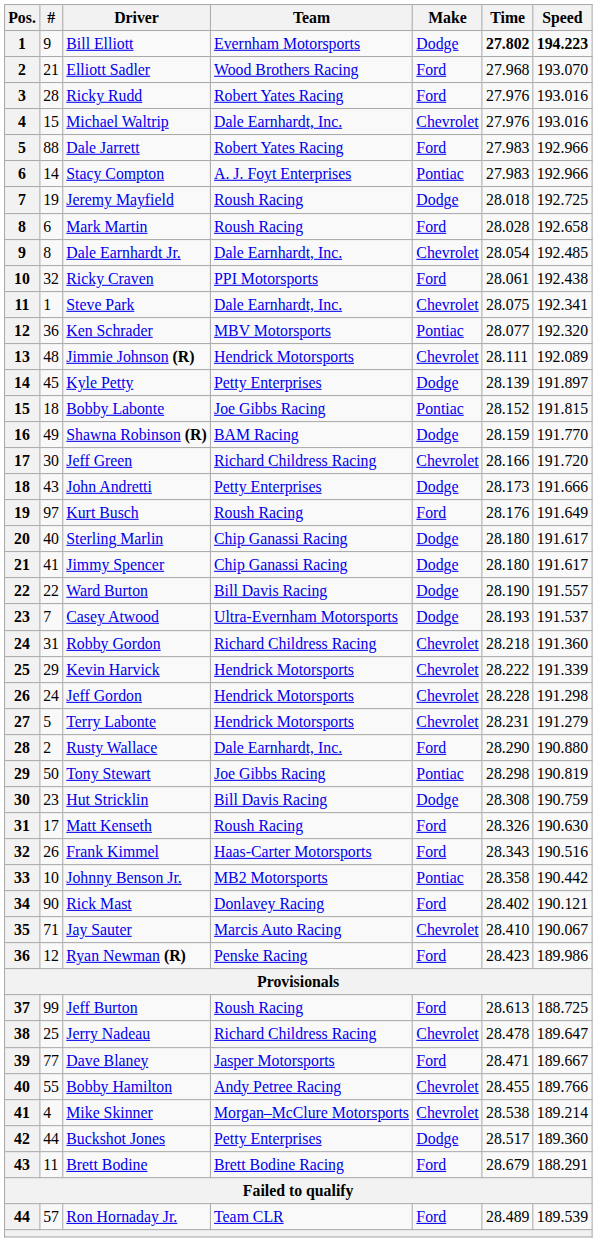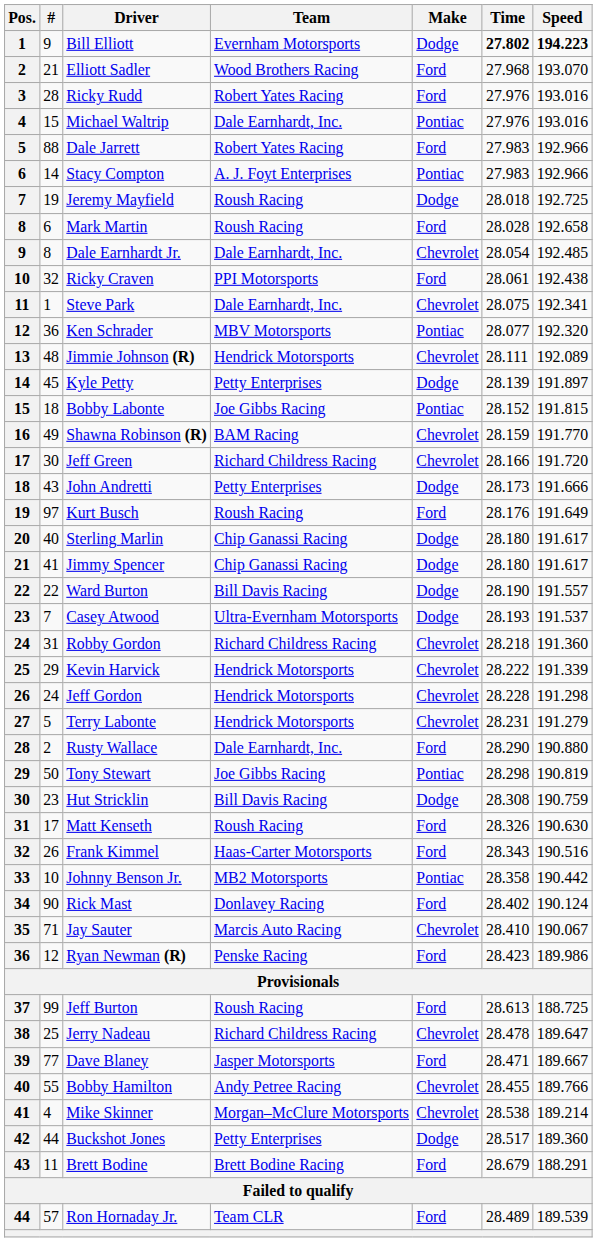(448, 121) Chevrolet -> (440, 121) Pontiac
(437, 434) Dodge -> (448, 434) Chevrolet
(562, 903) 190.121 -> (562, 903) 190.124
